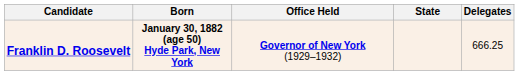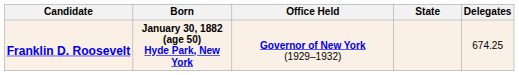(488, 45) 666.25 -> (488, 45) 674.25
